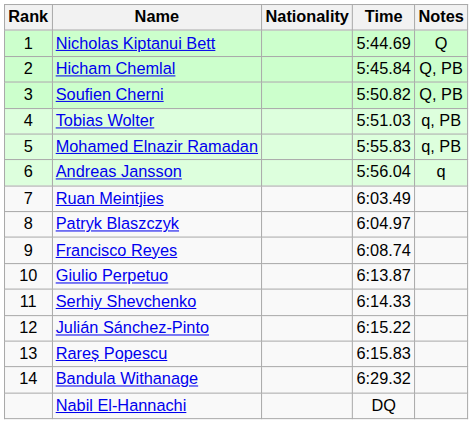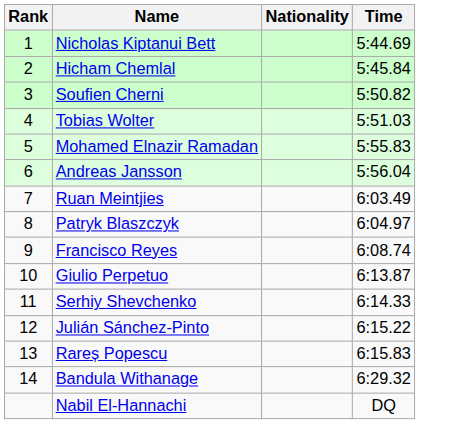- column: (441, 17)
